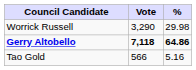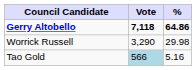rows swapped: (41, 42) <-> (40, 27)
(139, 57) no background -> (139, 57) lightblue background
